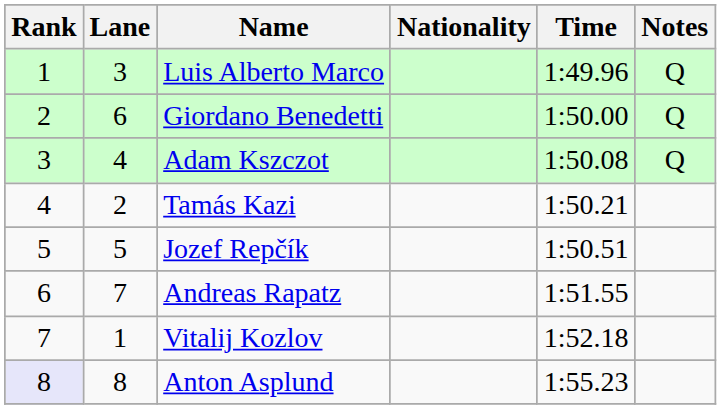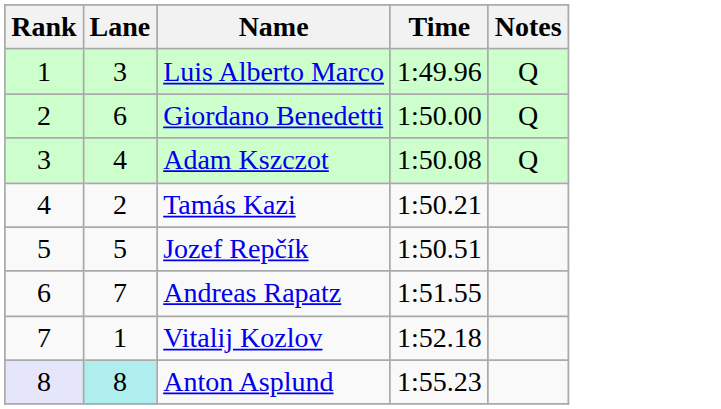- column: (464, 26)
(120, 381) no background -> (120, 381) paleturquoise background
